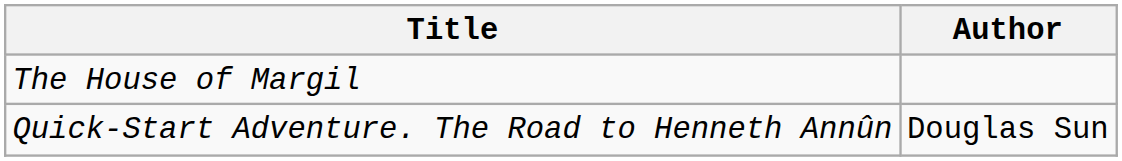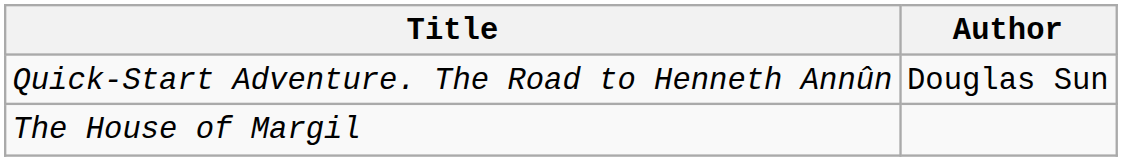rows swapped: (452, 130) <-> (187, 80)
